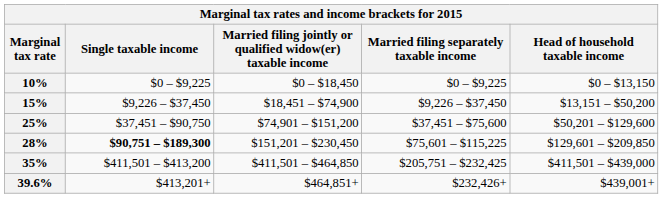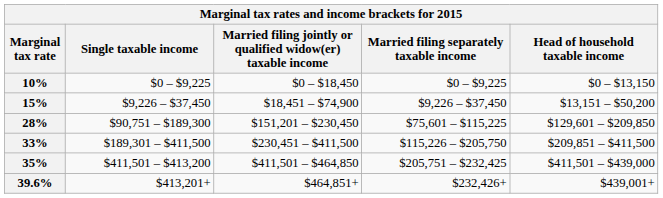- row: (35, 123)
(160, 143) bold -> (160, 123) normal
+ row: (35, 143)
